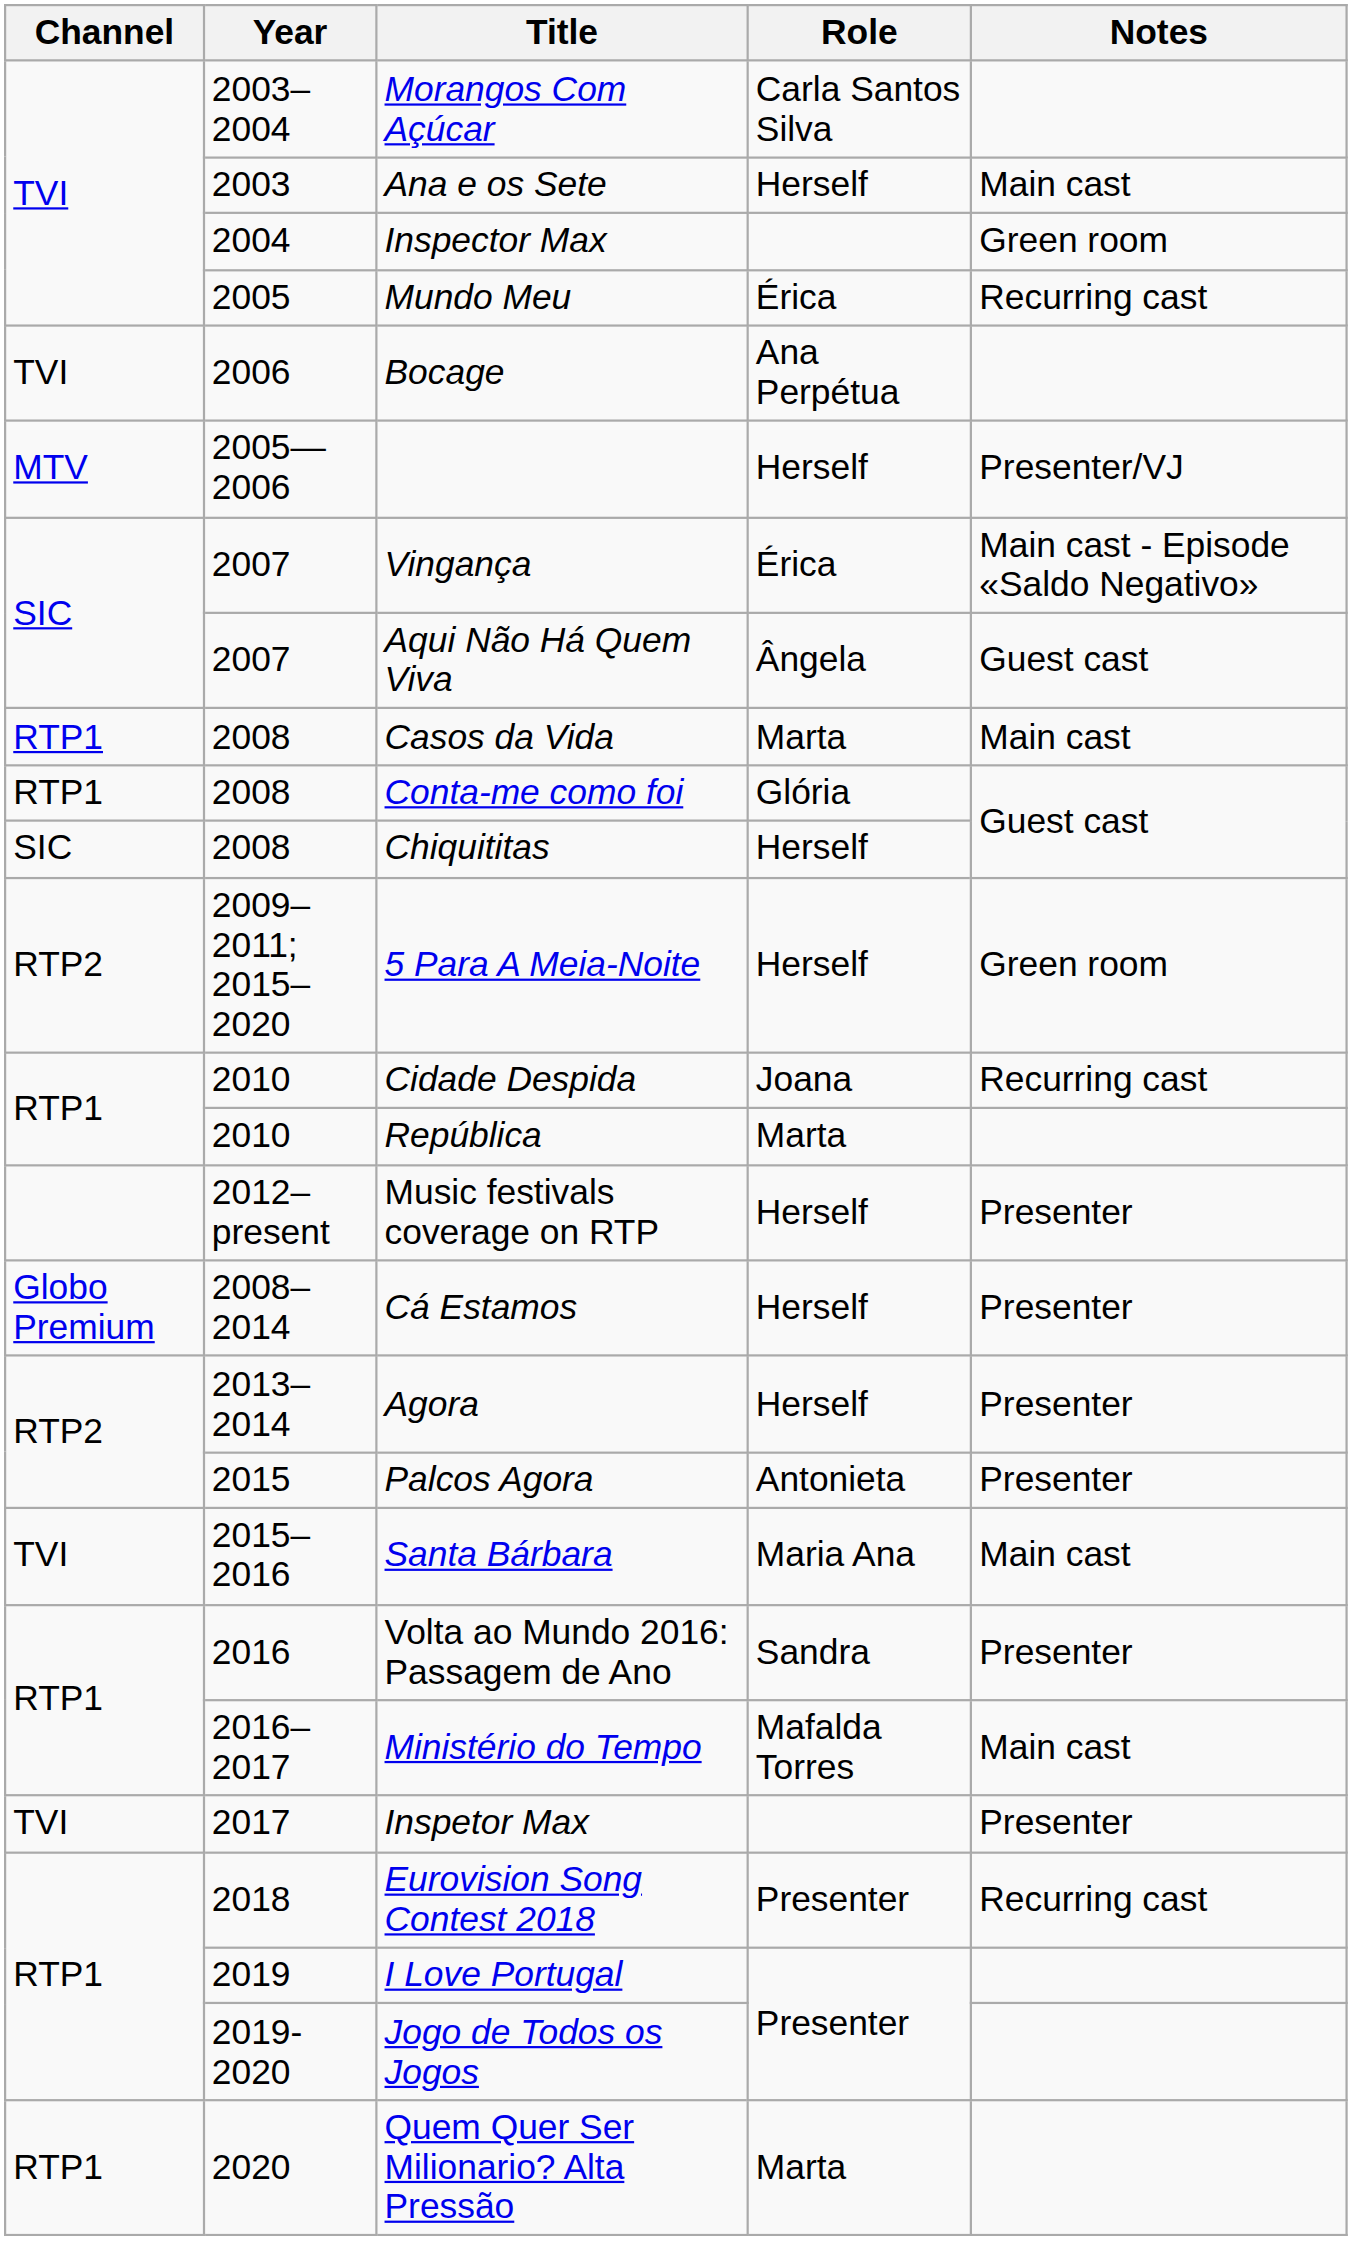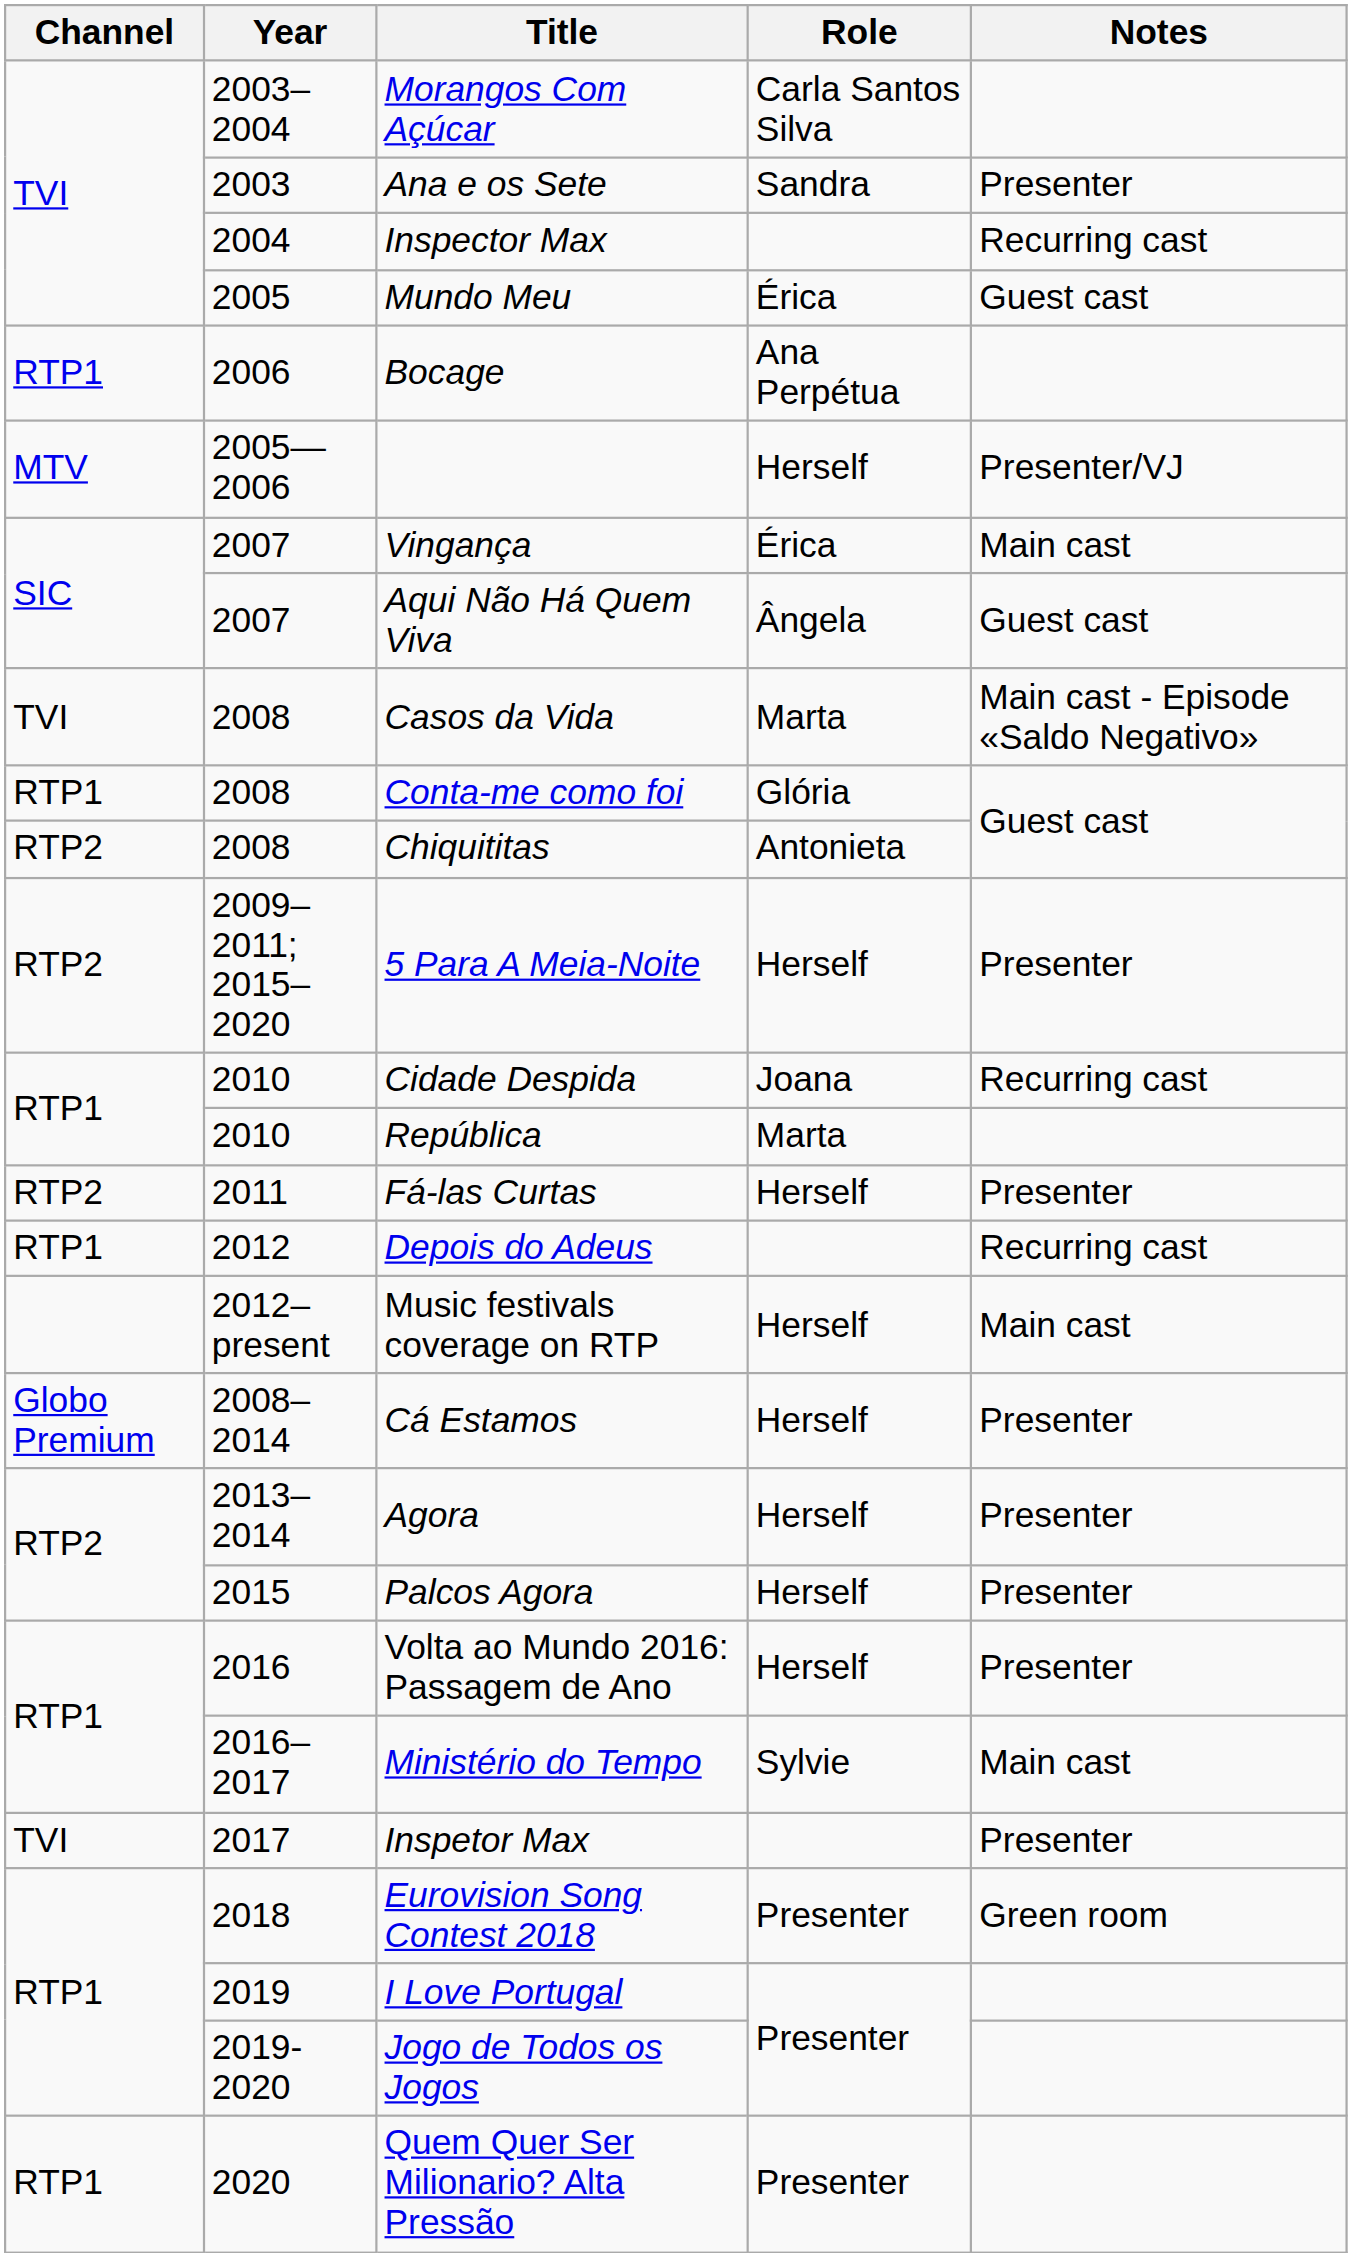(812, 184) Herself -> (813, 184) Sandra
(1055, 184) Main cast -> (1056, 184) Presenter
(1074, 240) Green room -> (1093, 240) Recurring cast
(1093, 296) Recurring cast -> (1064, 296) Guest cast
(41, 372) TVI -> (58, 372) RTP1
(1135, 564) Main cast - Episode «Saldo Negativo» -> (1055, 544) Main cast
(58, 736) RTP1 -> (41, 716) TVI
(1055, 736) Main cast -> (1135, 716) Main cast - Episode «Saldo Negativo»
(43, 848) SIC -> (58, 848) RTP2
(812, 848) Herself -> (831, 848) Antonieta
(1074, 964) Green room -> (1056, 964) Presenter
+ row: (491, 1191)
+ row: (519, 1248)
(1056, 1211) Presenter -> (1055, 1324) Main cast
(831, 1479) Antonieta -> (812, 1591) Herself
- row: (499, 1555)
(813, 1651) Sandra -> (812, 1667) Herself
(819, 1747) Mafalda Torres -> (803, 1763) Sylvie
(1093, 1899) Recurring cast -> (1074, 1915) Green room
(801, 2166) Marta -> (832, 2183) Presenter
